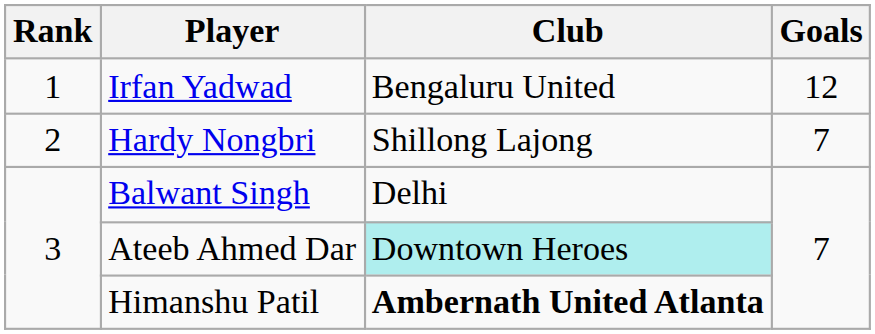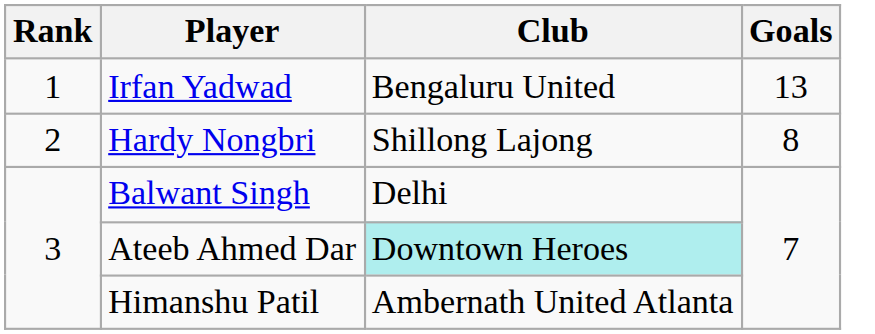(821, 85) 12 -> (791, 85) 13
(821, 139) 7 -> (791, 139) 8
(568, 301) bold -> (553, 301) normal
